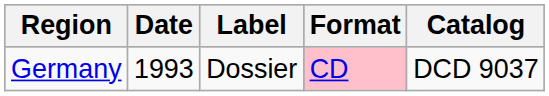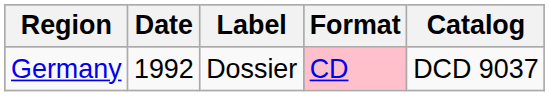(164, 68) 1993 -> (164, 68) 1992
